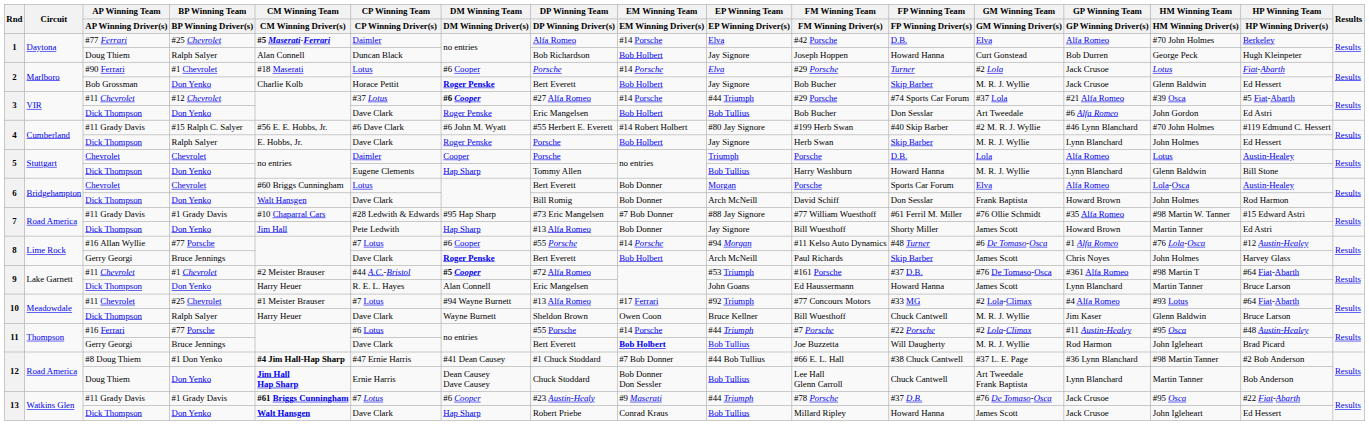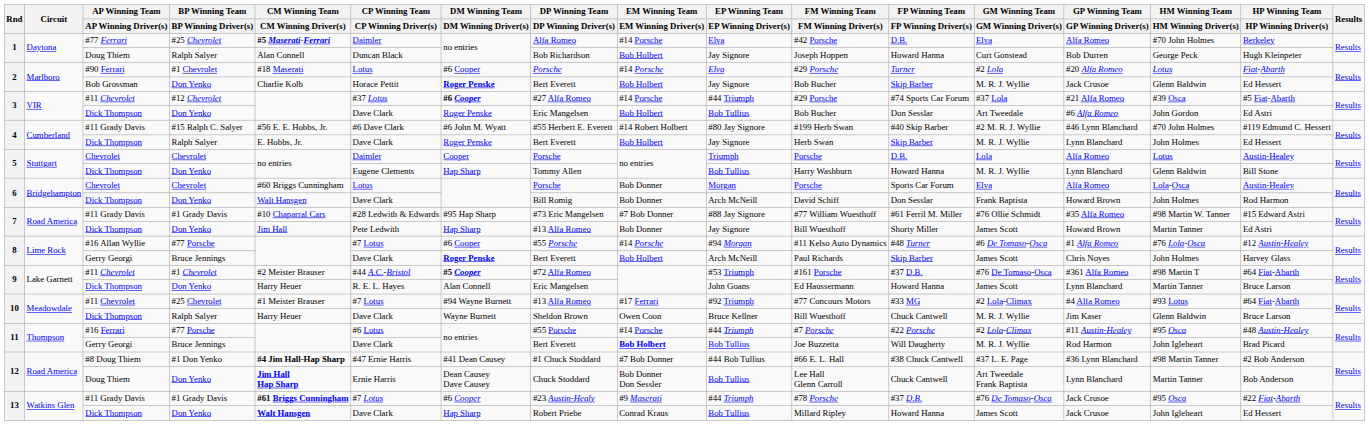(1087, 70) Jack Crusoe -> (1094, 70) #20 Alfa Romeo
(547, 142) Porsche -> (554, 142) Bert Everett
(554, 185) Bert Everett -> (547, 185) Porsche
